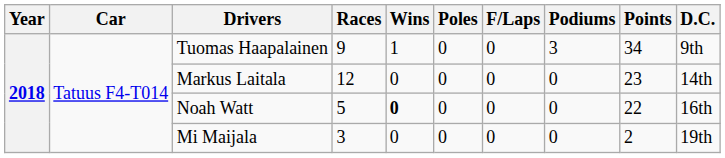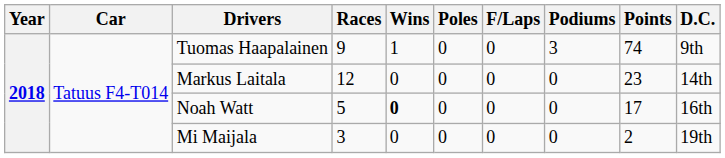(633, 48) 34 -> (633, 48) 74
(633, 107) 22 -> (633, 107) 17
